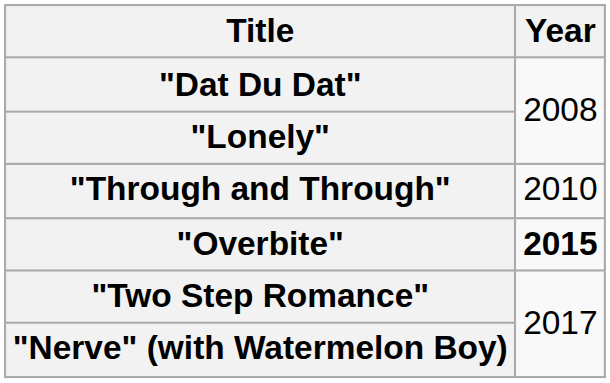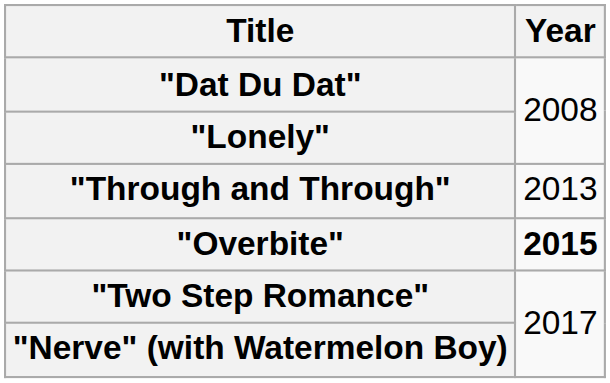(560, 190) 2010 -> (560, 190) 2013
